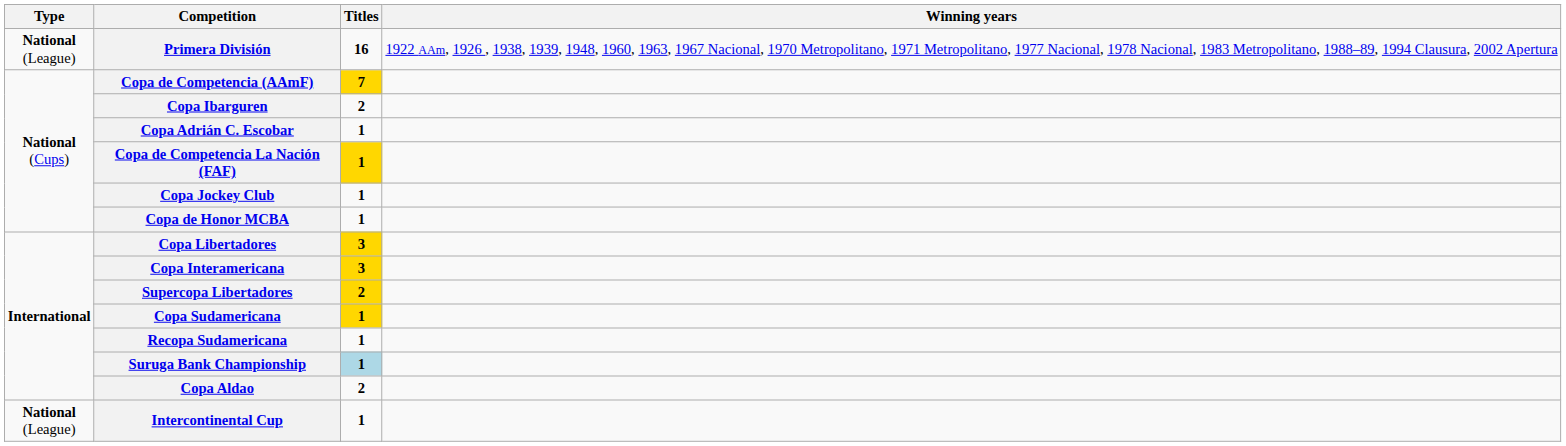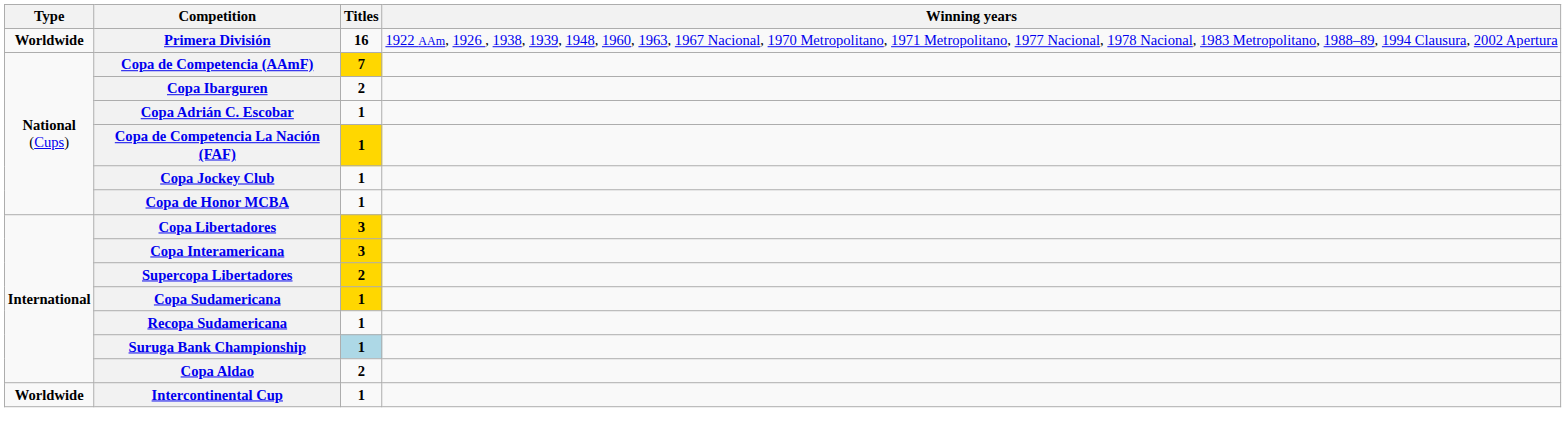(49, 49) National (League) -> (49, 40) Worldwide
(49, 420) National (League) -> (49, 394) Worldwide
